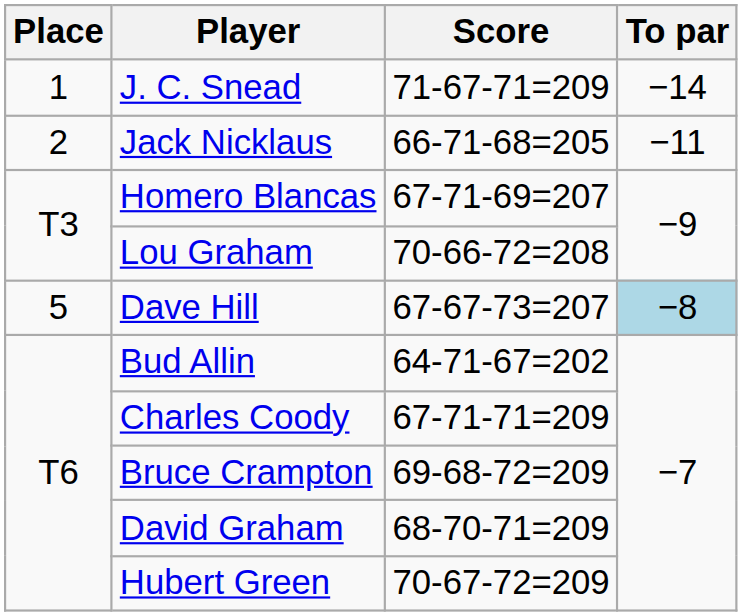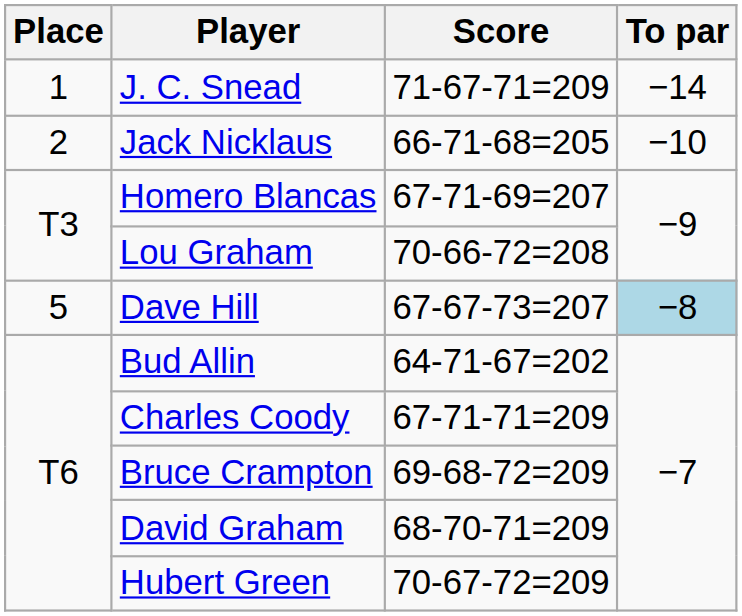(677, 142) −11 -> (677, 142) −10
